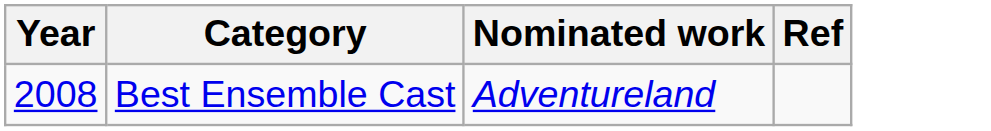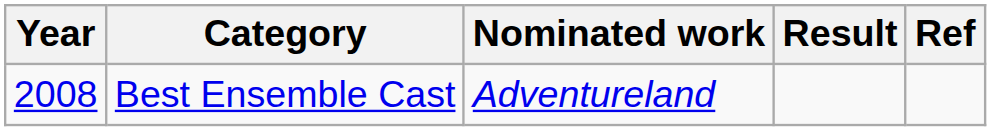+ column: (840, 34)
